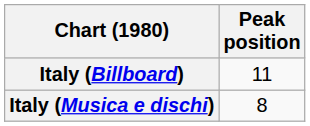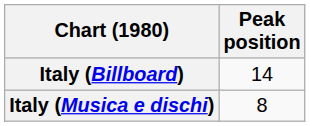(262, 74) 11 -> (262, 74) 14
